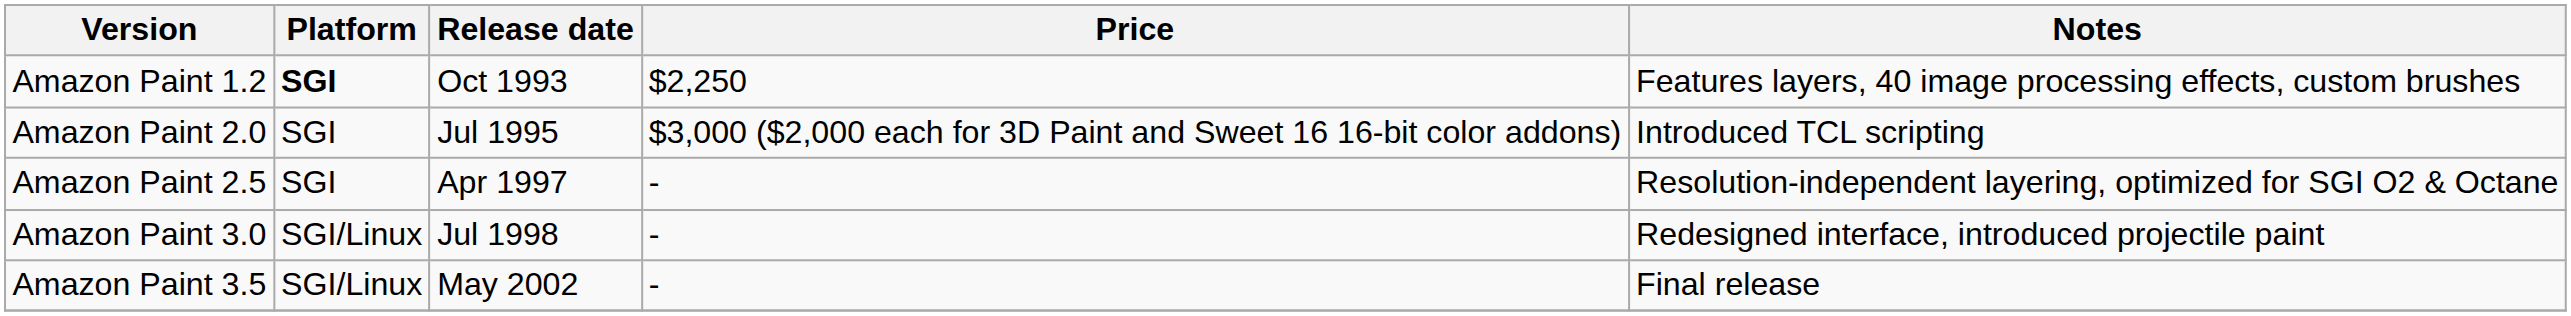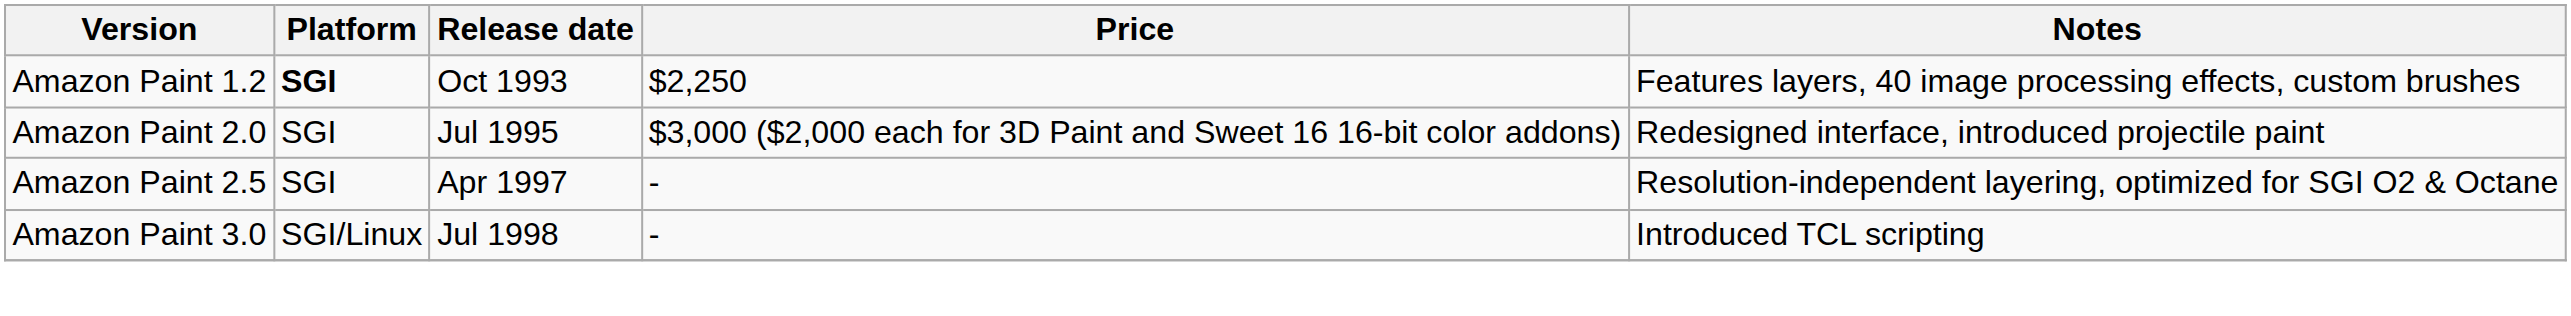(1810, 132) Introduced TCL scripting -> (1980, 132) Redesigned interface, introduced projectile paint
(1980, 234) Redesigned interface, introduced projectile paint -> (1810, 234) Introduced TCL scripting
- row: (139, 285)
